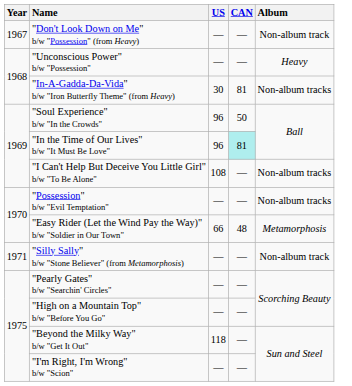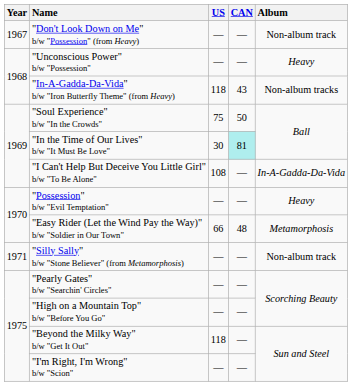(218, 90) 30 -> (218, 90) 118
(242, 90) 81 -> (242, 90) 43
(218, 117) 96 -> (218, 117) 75
(218, 145) 96 -> (218, 145) 30
(294, 173) Non-album tracks -> (301, 173) In-A-Gadda-Da-Vida
(294, 201) Non-album tracks -> (301, 201) Heavy
